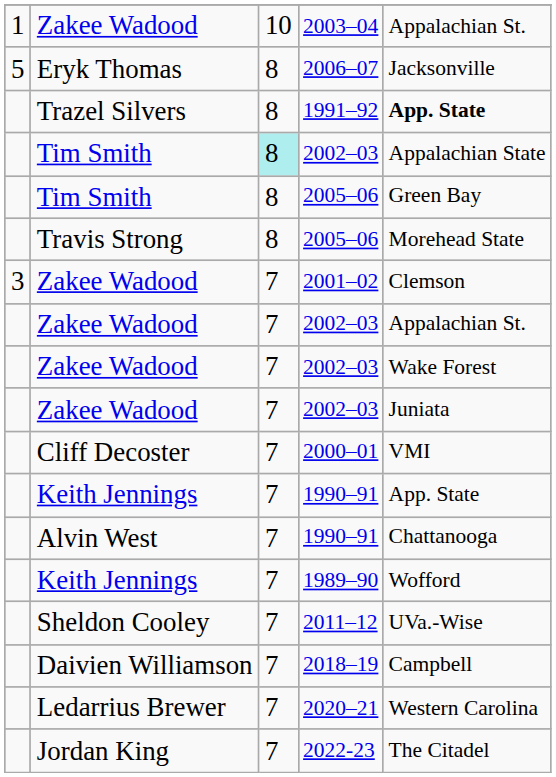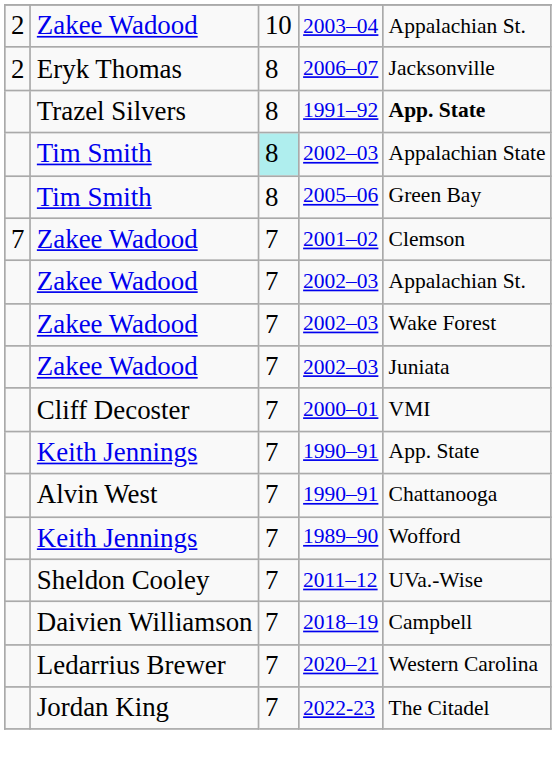(18, 25) 1 -> (18, 25) 2
(18, 68) 5 -> (18, 68) 2
- row: (110, 238)
(18, 281) 3 -> (18, 238) 7
